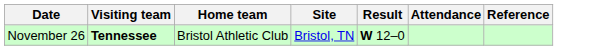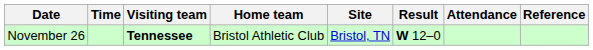+ column: (106, 15)
